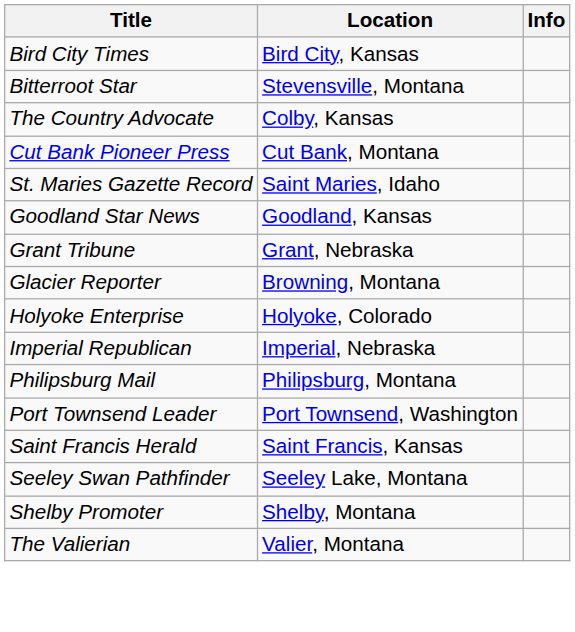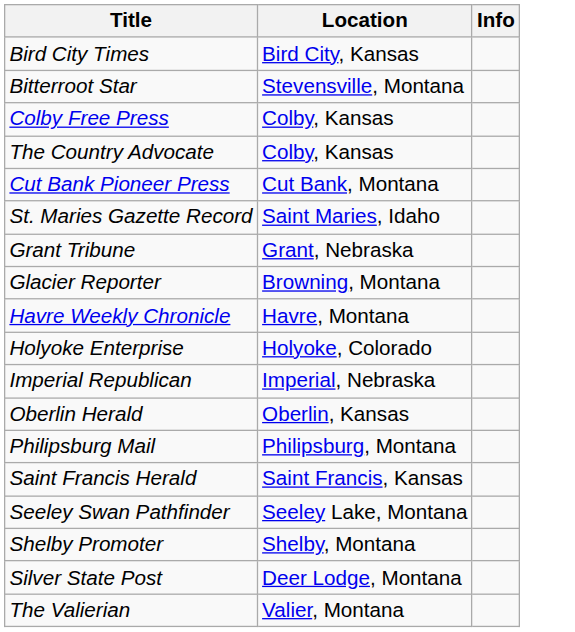+ row: (89, 119)
- row: (105, 217)
+ row: (120, 315)
+ row: (76, 413)
- row: (113, 413)
+ row: (86, 577)
